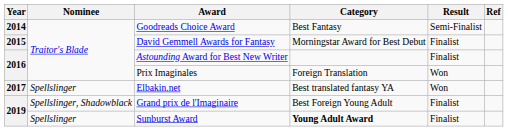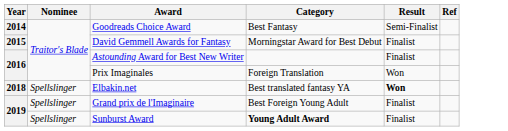(16, 88) 2017 -> (16, 88) 2018
(439, 88) normal -> (396, 88) bold
(81, 103) Spellslinger, Shadowblack -> (53, 103) Spellslinger
